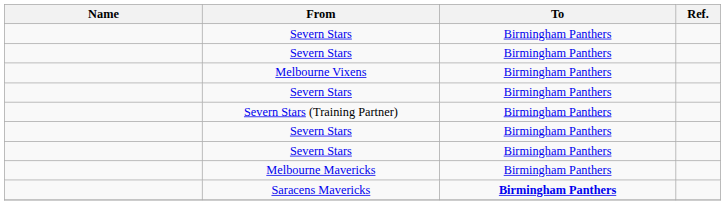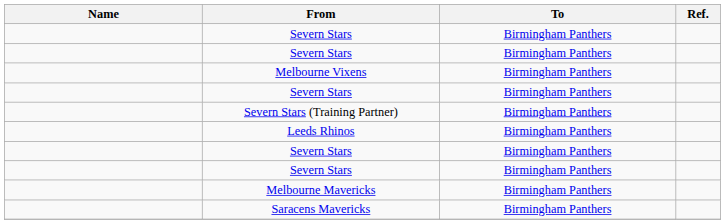+ row: (103, 131)
(558, 190) bold -> (558, 209) normal
